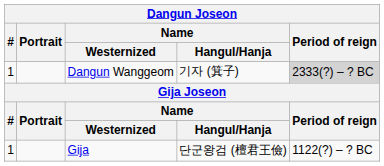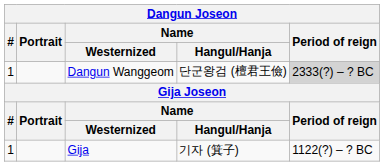(209, 71) 기자 (箕子) -> (233, 71) 단군왕검 (檀君王儉)
(233, 150) 단군왕검 (檀君王儉) -> (209, 150) 기자 (箕子)
